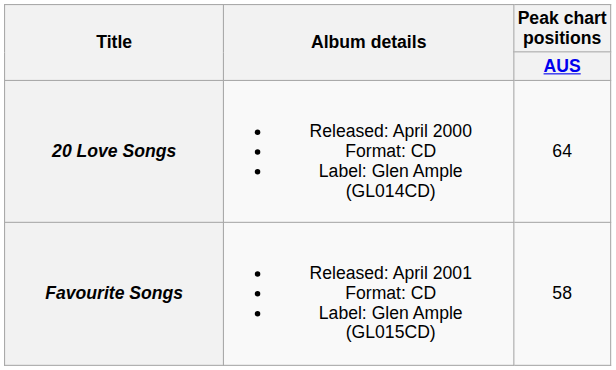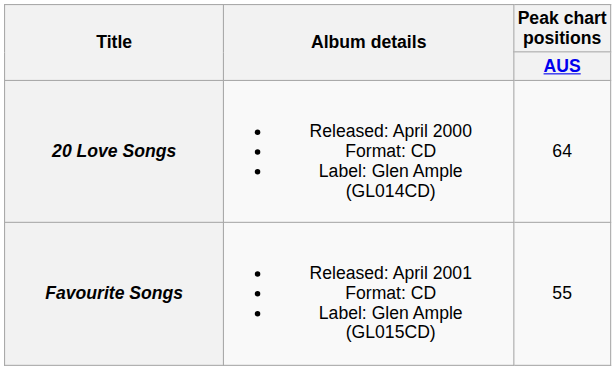(562, 293) 58 -> (562, 293) 55
